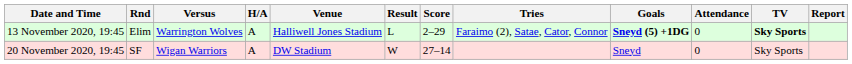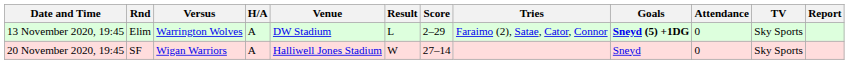(327, 31) Halliwell Jones Stadium -> (302, 31) DW Stadium
(780, 31) bold -> (779, 31) normal
(302, 50) DW Stadium -> (327, 50) Halliwell Jones Stadium
